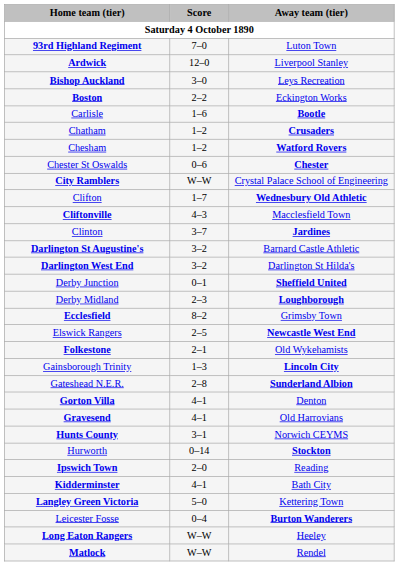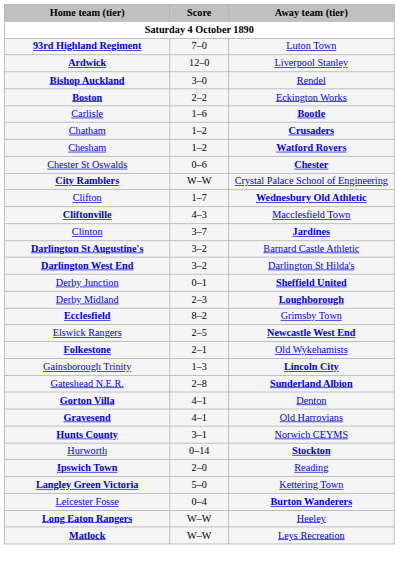(311, 80) Leys Recreation -> (311, 80) Rendel
- row: (87, 485)
(311, 552) Rendel -> (311, 536) Leys Recreation
